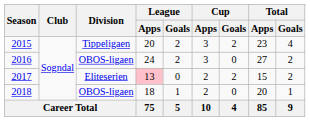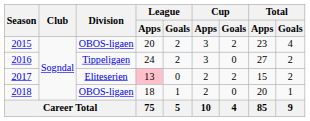(106, 44) Tippeligaen -> (106, 44) OBOS-ligaen
(106, 60) OBOS-ligaen -> (106, 60) Tippeligaen
